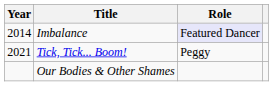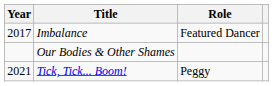(19, 33) 2014 -> (19, 33) 2017
(220, 33) lavender background -> (220, 33) no background
rows swapped: (82, 52) <-> (106, 71)
